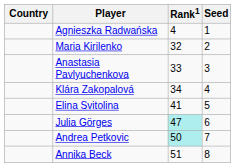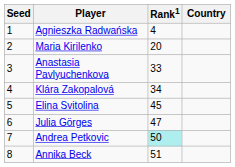columns swapped: (29, 13) <-> (216, 13)
(176, 47) 32 -> (156, 47) 20
(176, 106) 41 -> (156, 106) 45
(176, 122) paleturquoise background -> (156, 122) no background
